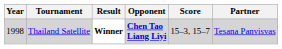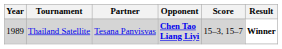columns swapped: (245, 12) <-> (109, 12)
(15, 31) 1998 -> (15, 31) 1989
